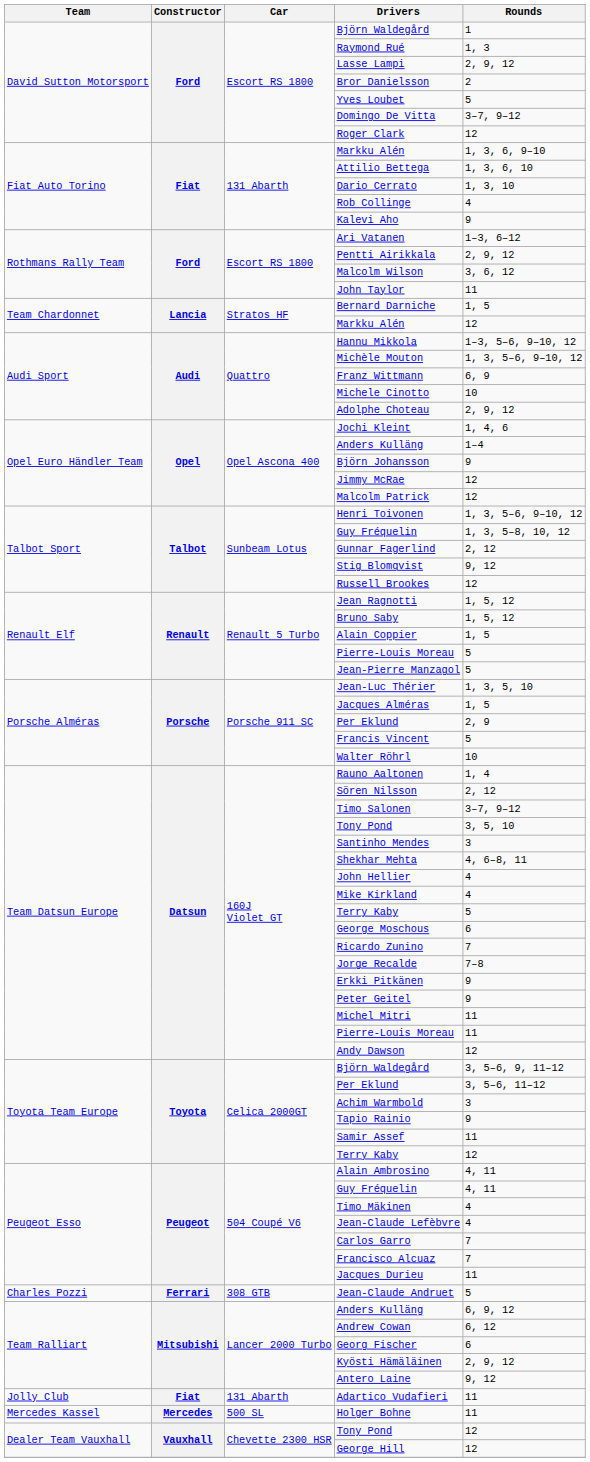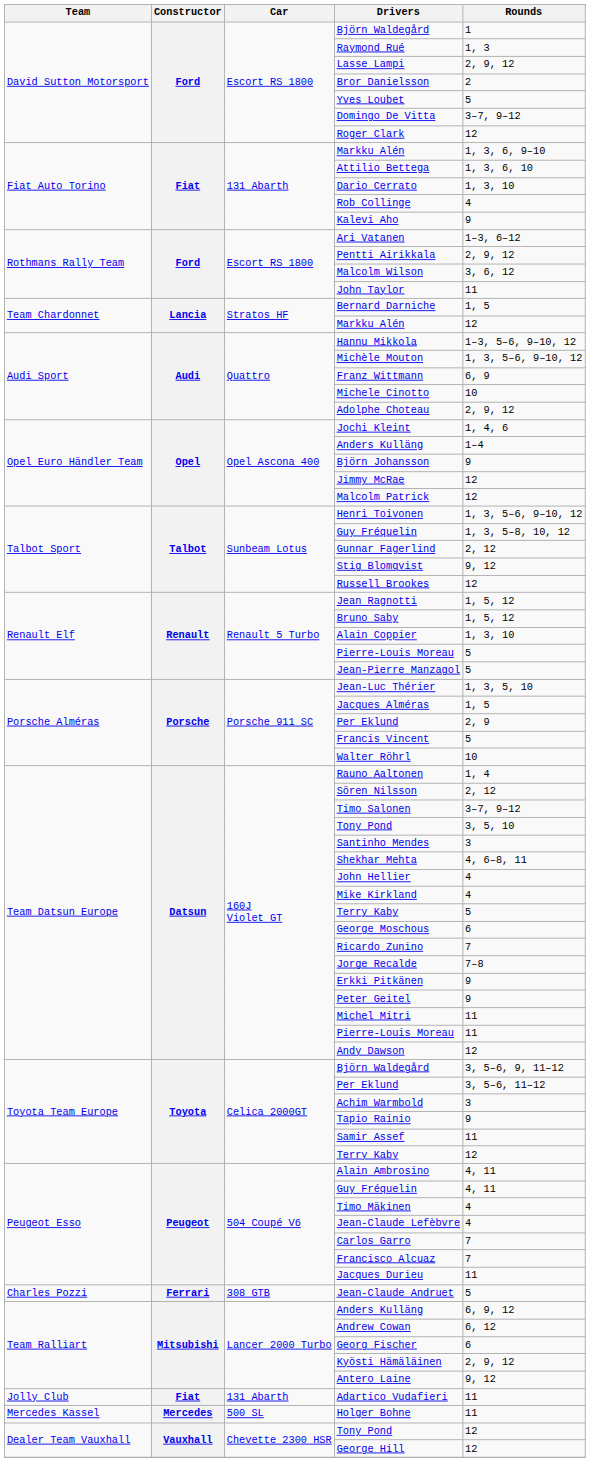(477, 635) 1, 5 -> (490, 635) 1, 3, 10
